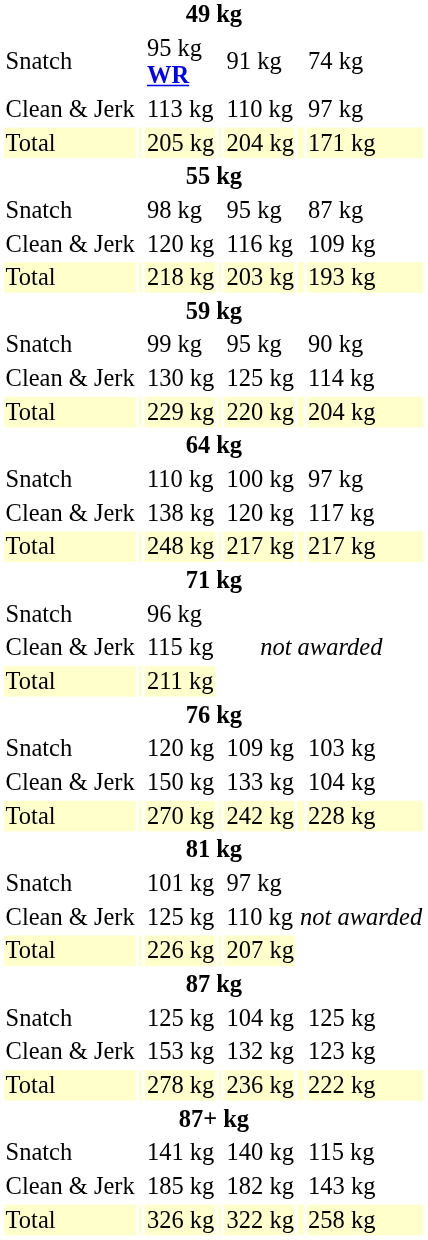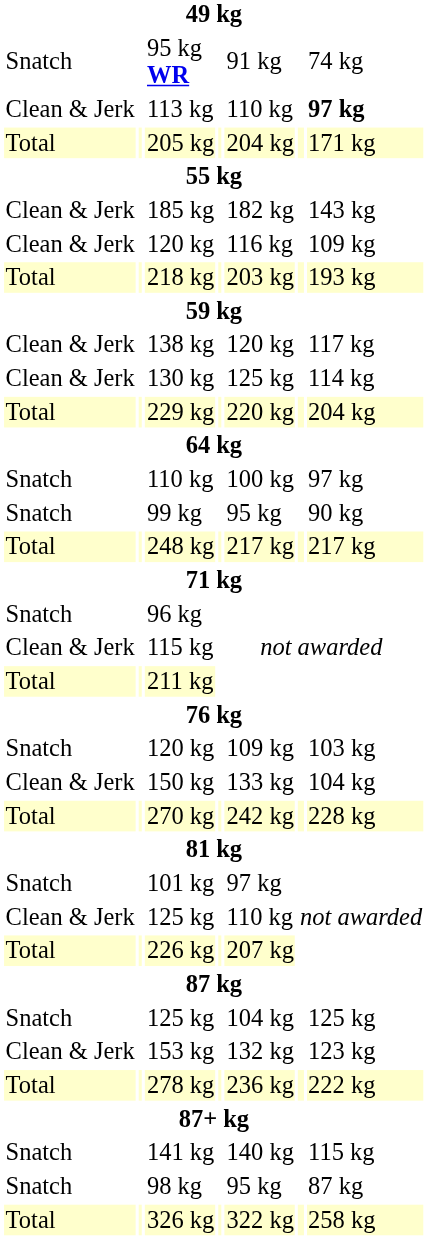(336, 108) normal -> (336, 108) bold
rows swapped: (39, 209) <-> (70, 1186)
rows swapped: (39, 344) <-> (70, 512)
